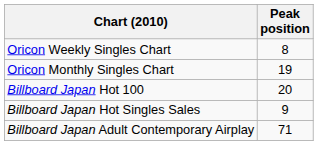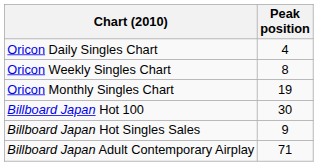+ row: (82, 49)
(285, 89) 20 -> (285, 110) 30
